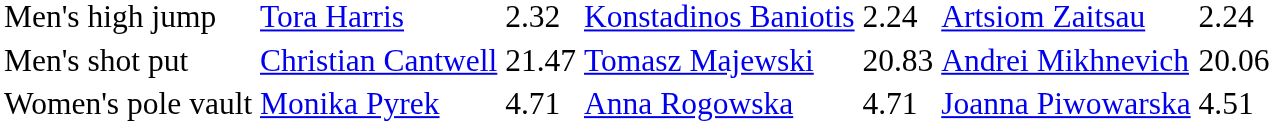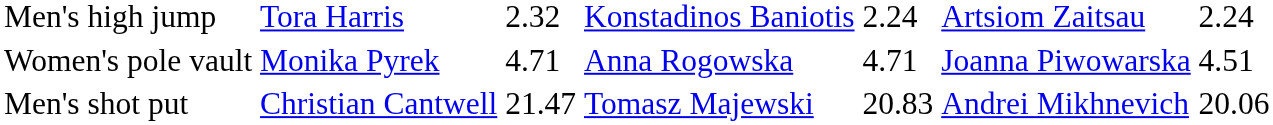rows swapped: (96, 60) <-> (128, 103)
